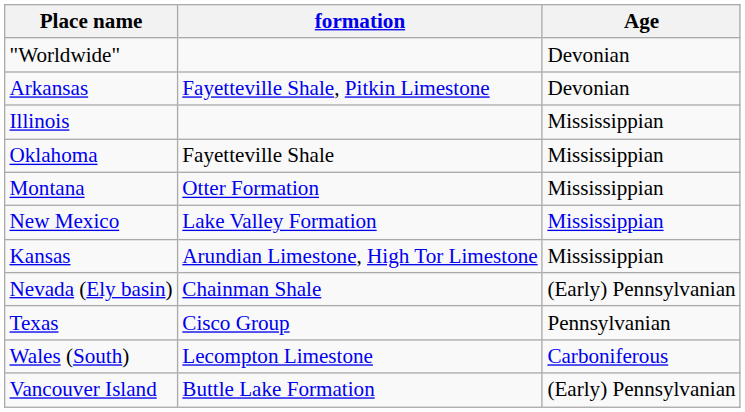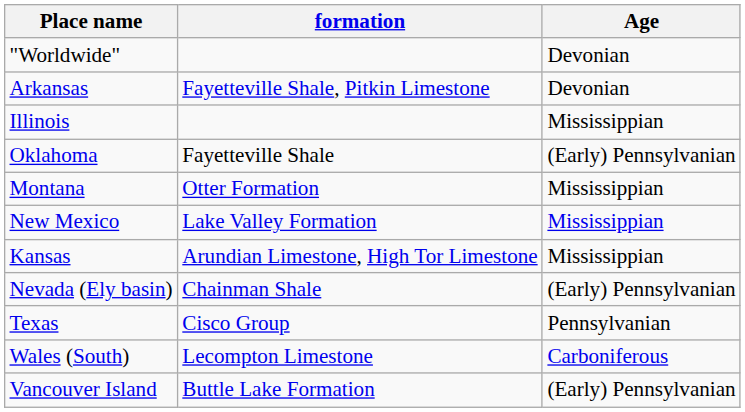(605, 155) Mississippian -> (642, 155) (Early) Pennsylvanian
